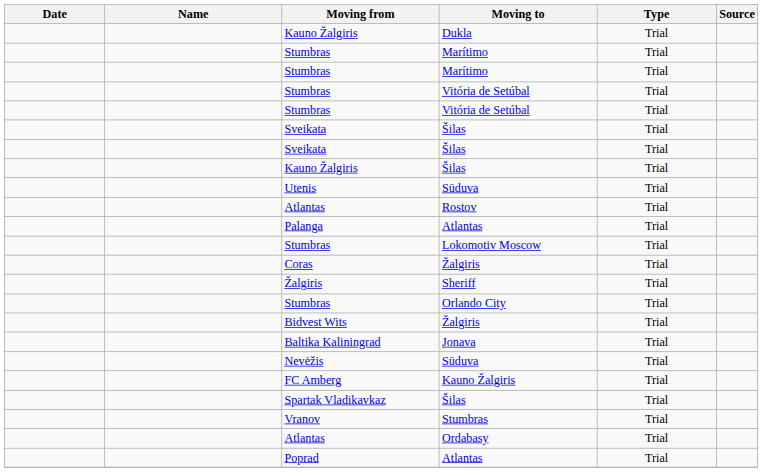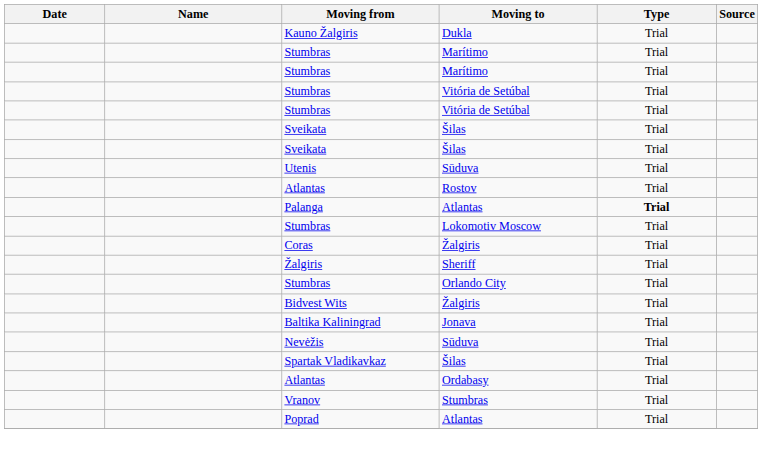- row: (321, 168)
(657, 226) normal -> (657, 206) bold
- row: (313, 380)
rows swapped: (302, 419) <-> (305, 438)
